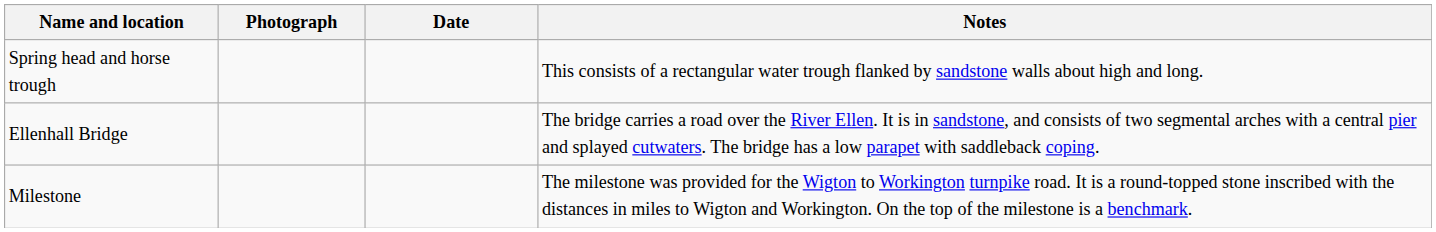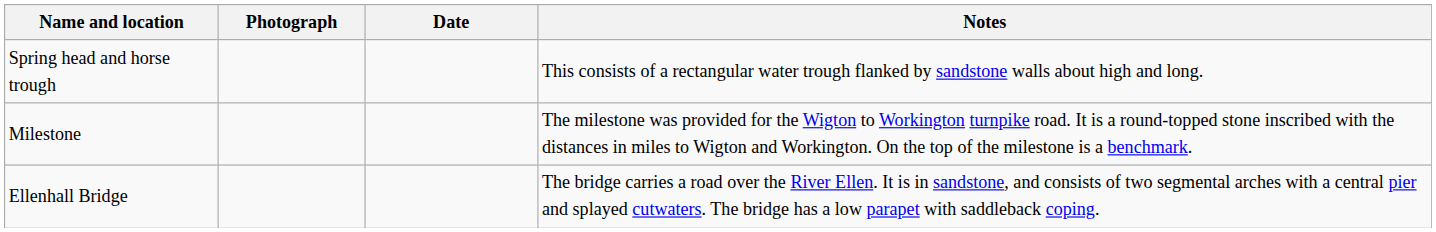rows swapped: (45, 196) <-> (68, 133)
